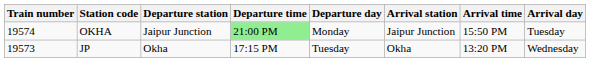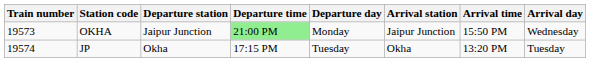(21, 31) 19574 -> (21, 31) 19573
(546, 31) Tuesday -> (553, 31) Wednesday
(21, 48) 19573 -> (21, 48) 19574
(553, 48) Wednesday -> (546, 48) Tuesday
